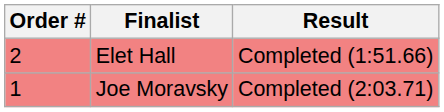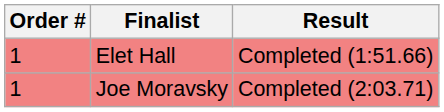(16, 55) 2 -> (16, 55) 1
